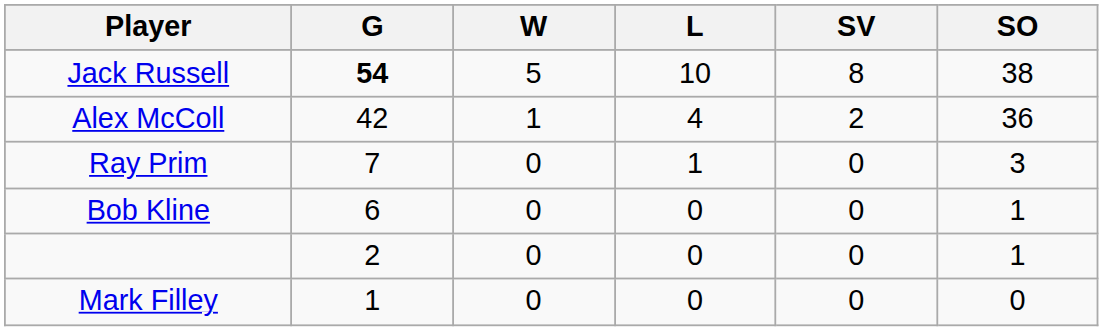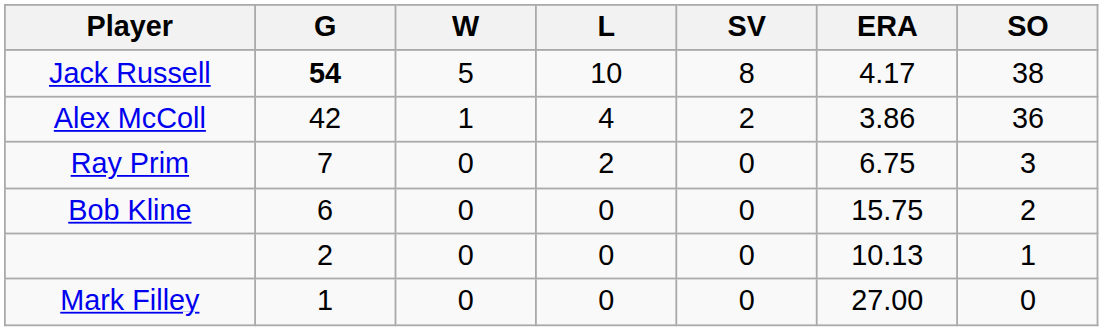+ column: (887, 27)
(695, 164) 1 -> (606, 164) 2
(1018, 210) 1 -> (1028, 210) 2
